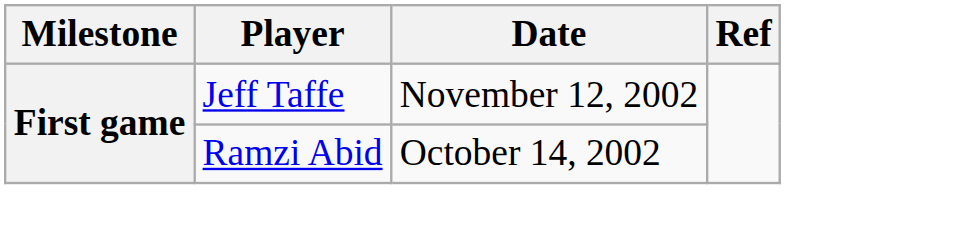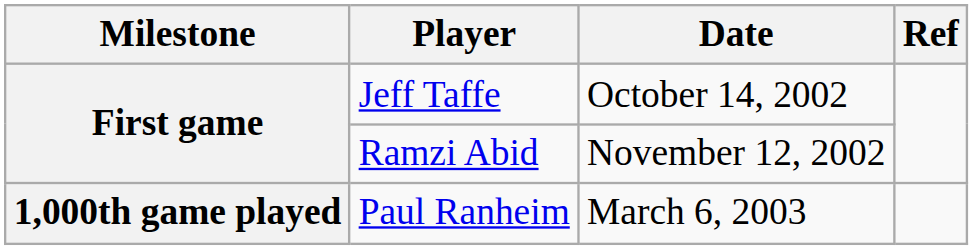(549, 93) November 12, 2002 -> (718, 93) October 14, 2002
(530, 152) October 14, 2002 -> (736, 152) November 12, 2002
+ row: (464, 212)
